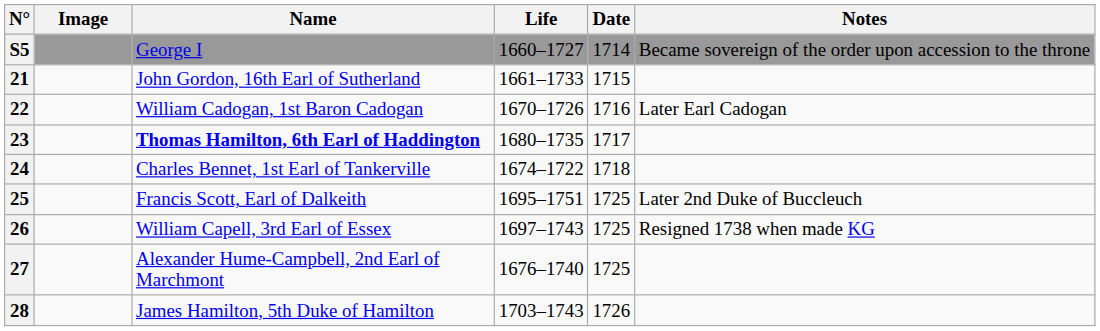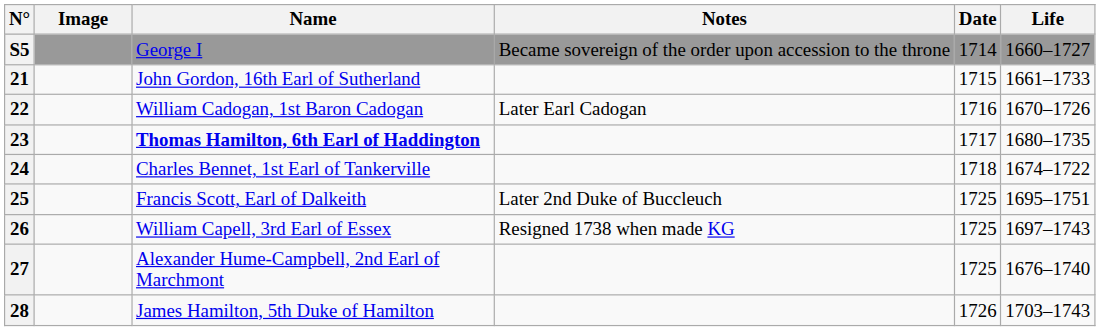columns swapped: (541, 19) <-> (865, 19)
